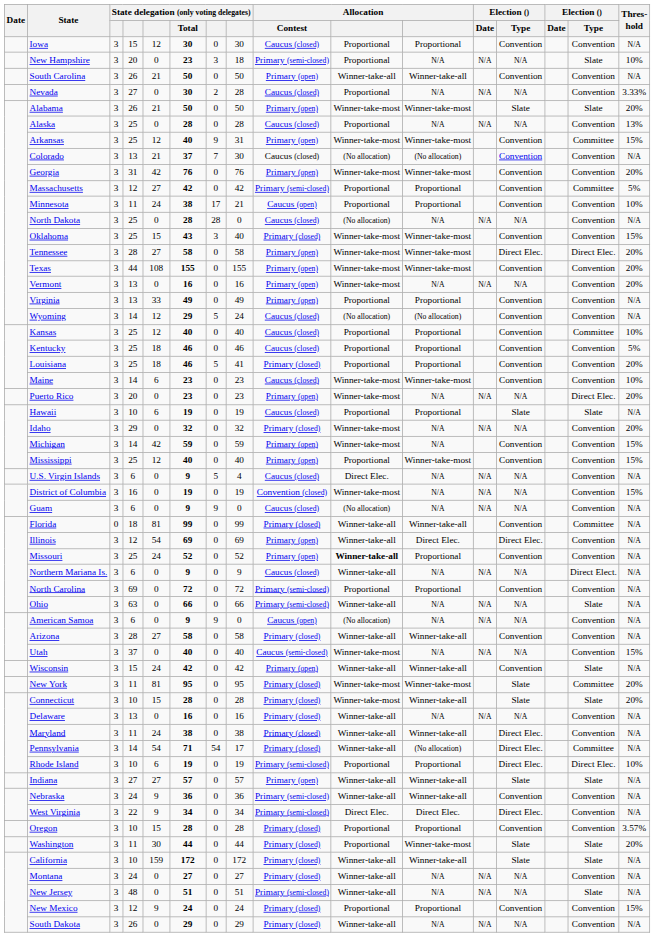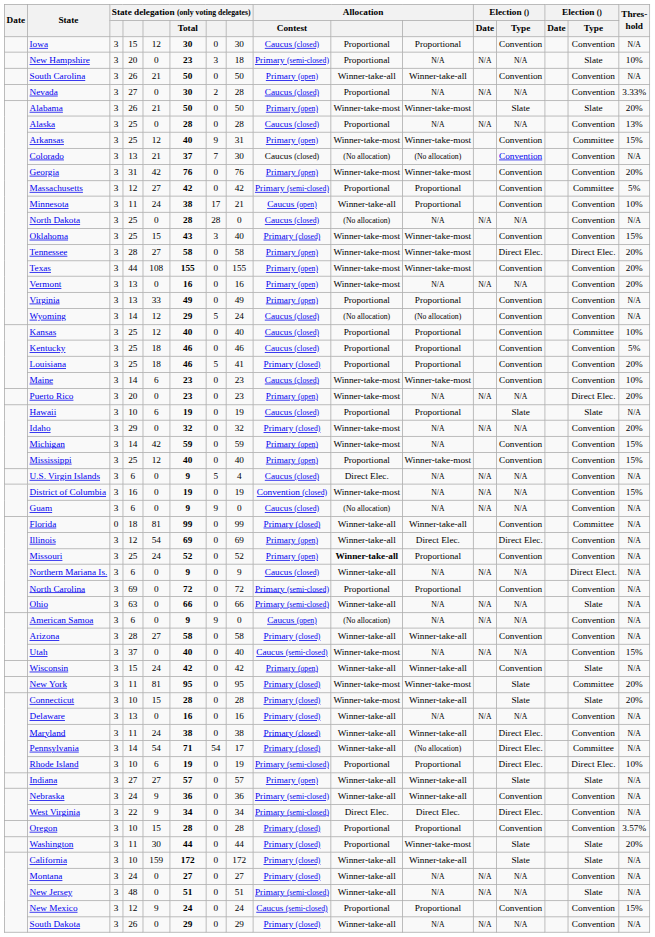(367, 204) Proportional -> (367, 204) Winner-take-all
(292, 908) Primary (closed) -> (292, 908) Caucus (semi-closed)
